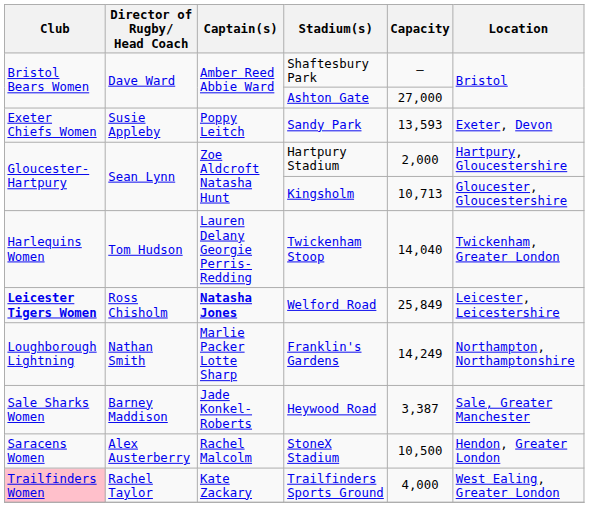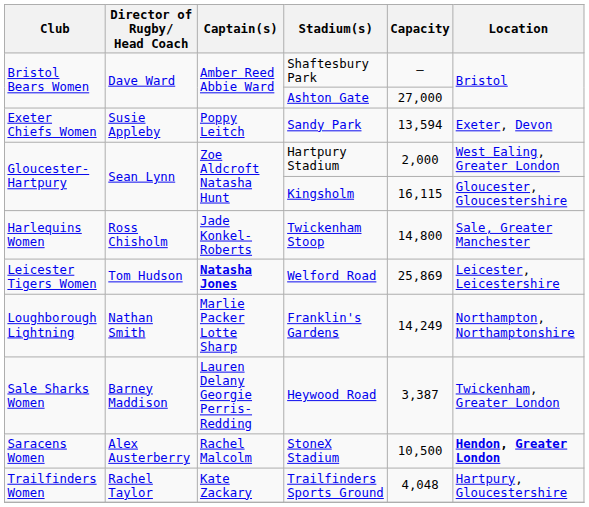(420, 125) 13,593 -> (420, 125) 13,594
(511, 159) Hartpury, Gloucestershire -> (508, 159) West Ealing, Greater London
(420, 194) 10,713 -> (420, 194) 16,115
(145, 249) Tom Hudson -> (138, 235) Ross Chisholm
(226, 249) Lauren Delany Georgie Perris-Redding -> (226, 235) Jade Konkel-Roberts
(420, 249) 14,040 -> (420, 235) 14,800
(508, 249) Twickenham, Greater London -> (504, 235) Sale, Greater Manchester
(52, 305) bold -> (52, 277) normal
(138, 305) Ross Chisholm -> (145, 277) Tom Hudson
(420, 305) 25,849 -> (420, 277) 25,869
(226, 409) Jade Konkel-Roberts -> (226, 395) Lauren Delany Georgie Perris-Redding
(504, 409) Sale, Greater Manchester -> (508, 395) Twickenham, Greater London
(511, 451) normal -> (511, 451) bold
(52, 485) pink background -> (52, 485) no background
(420, 485) 4,000 -> (420, 485) 4,048
(508, 485) West Ealing, Greater London -> (511, 485) Hartpury, Gloucestershire
